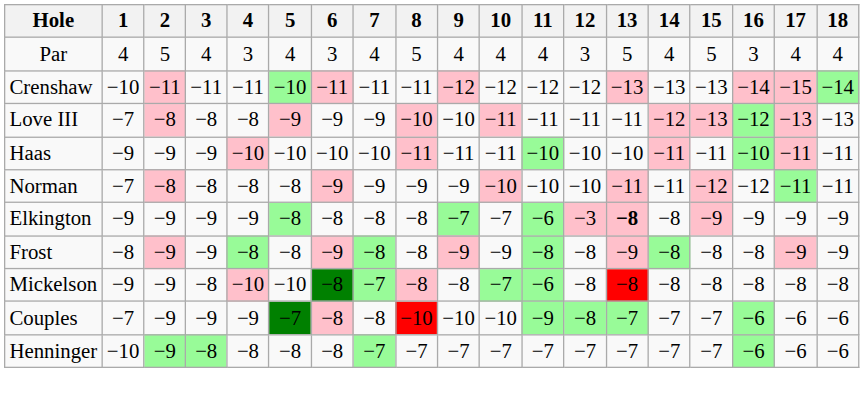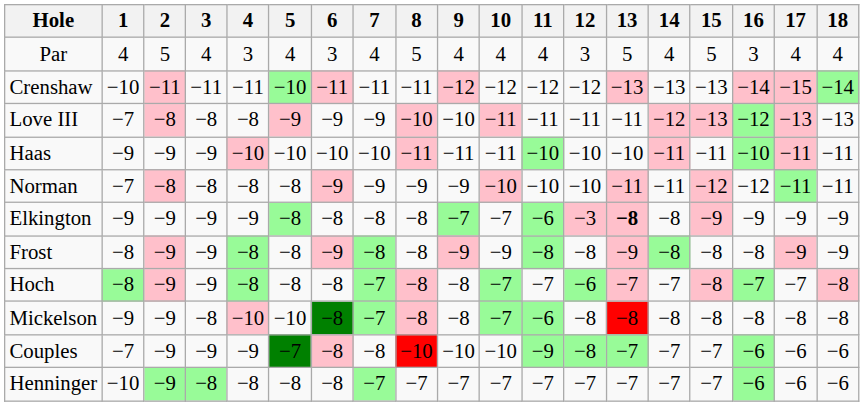+ row: (32, 284)
